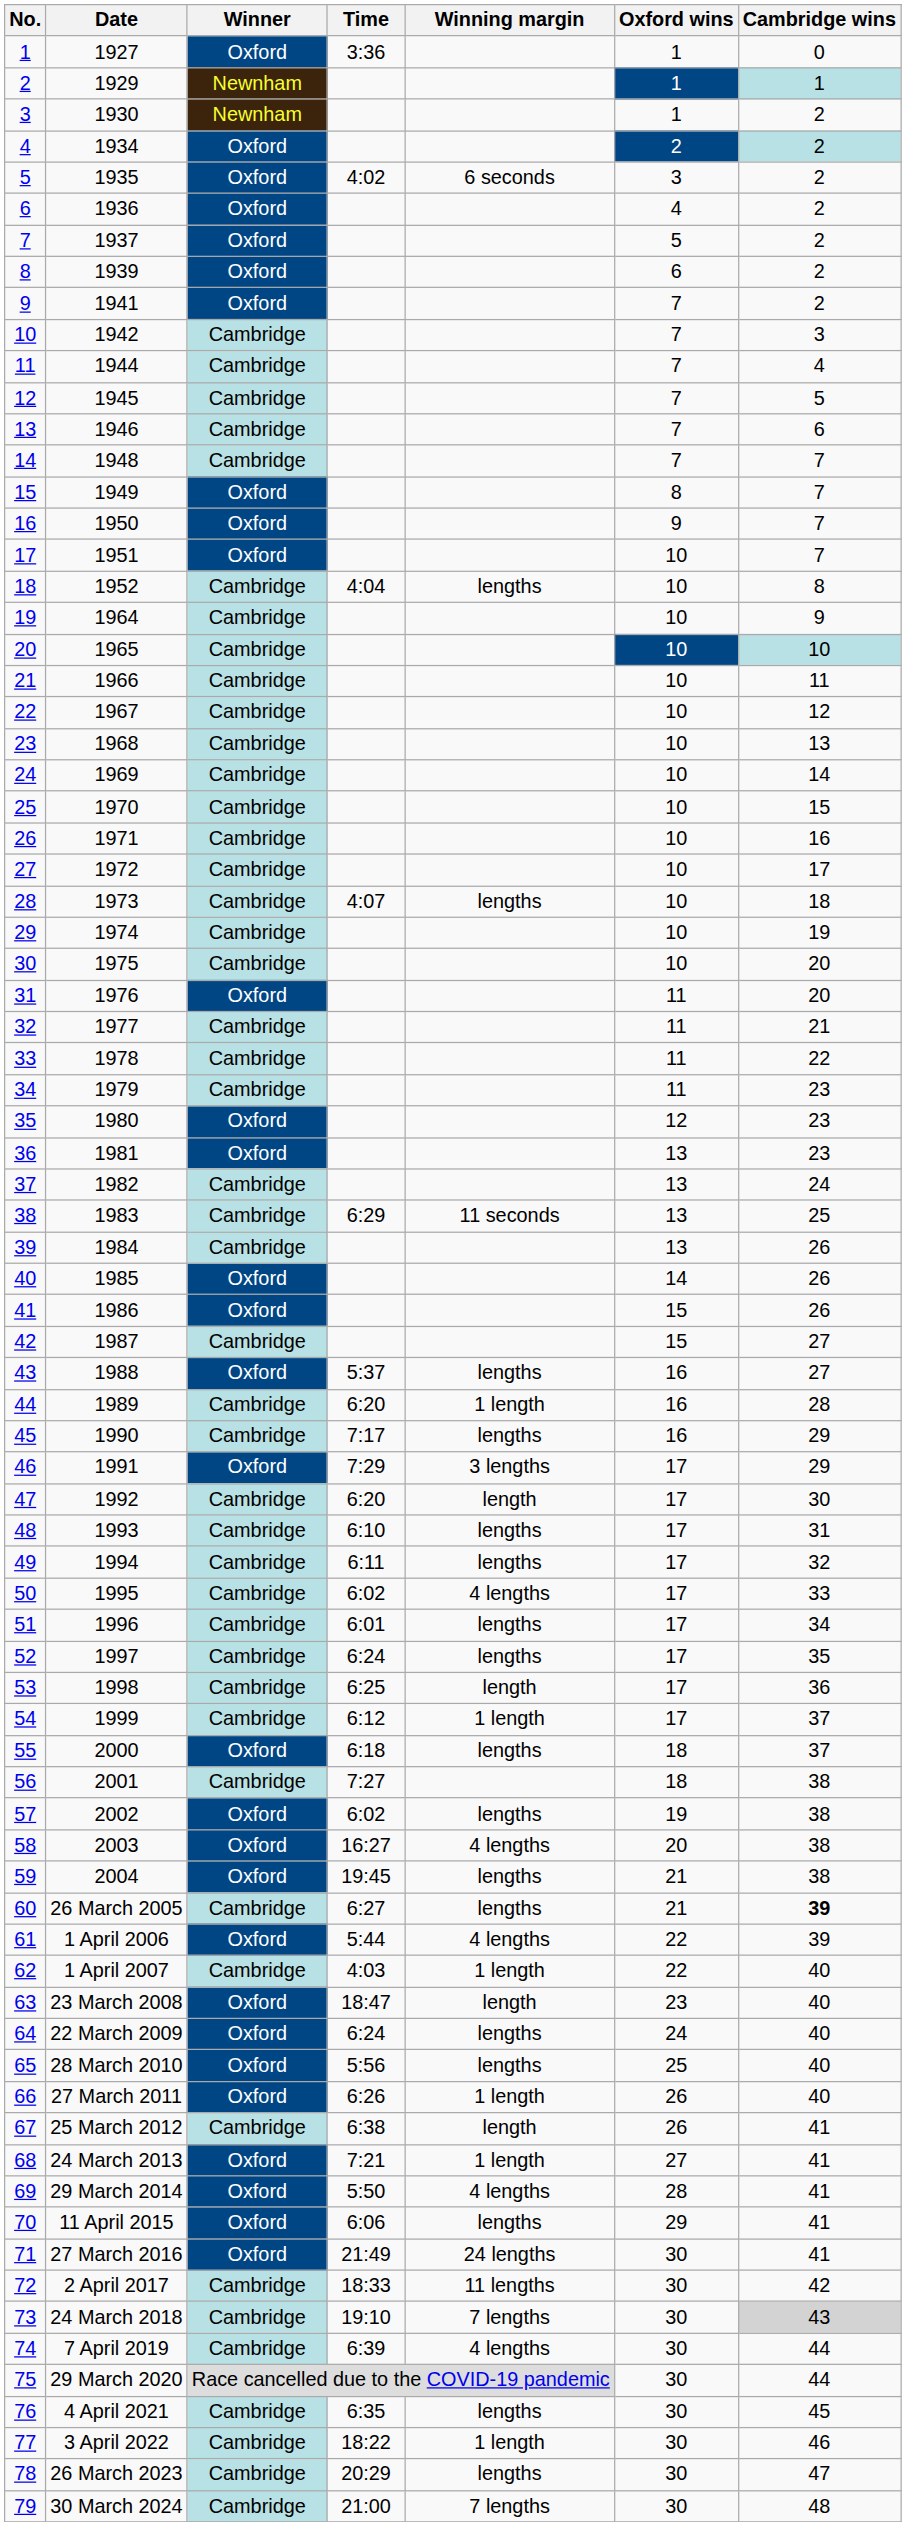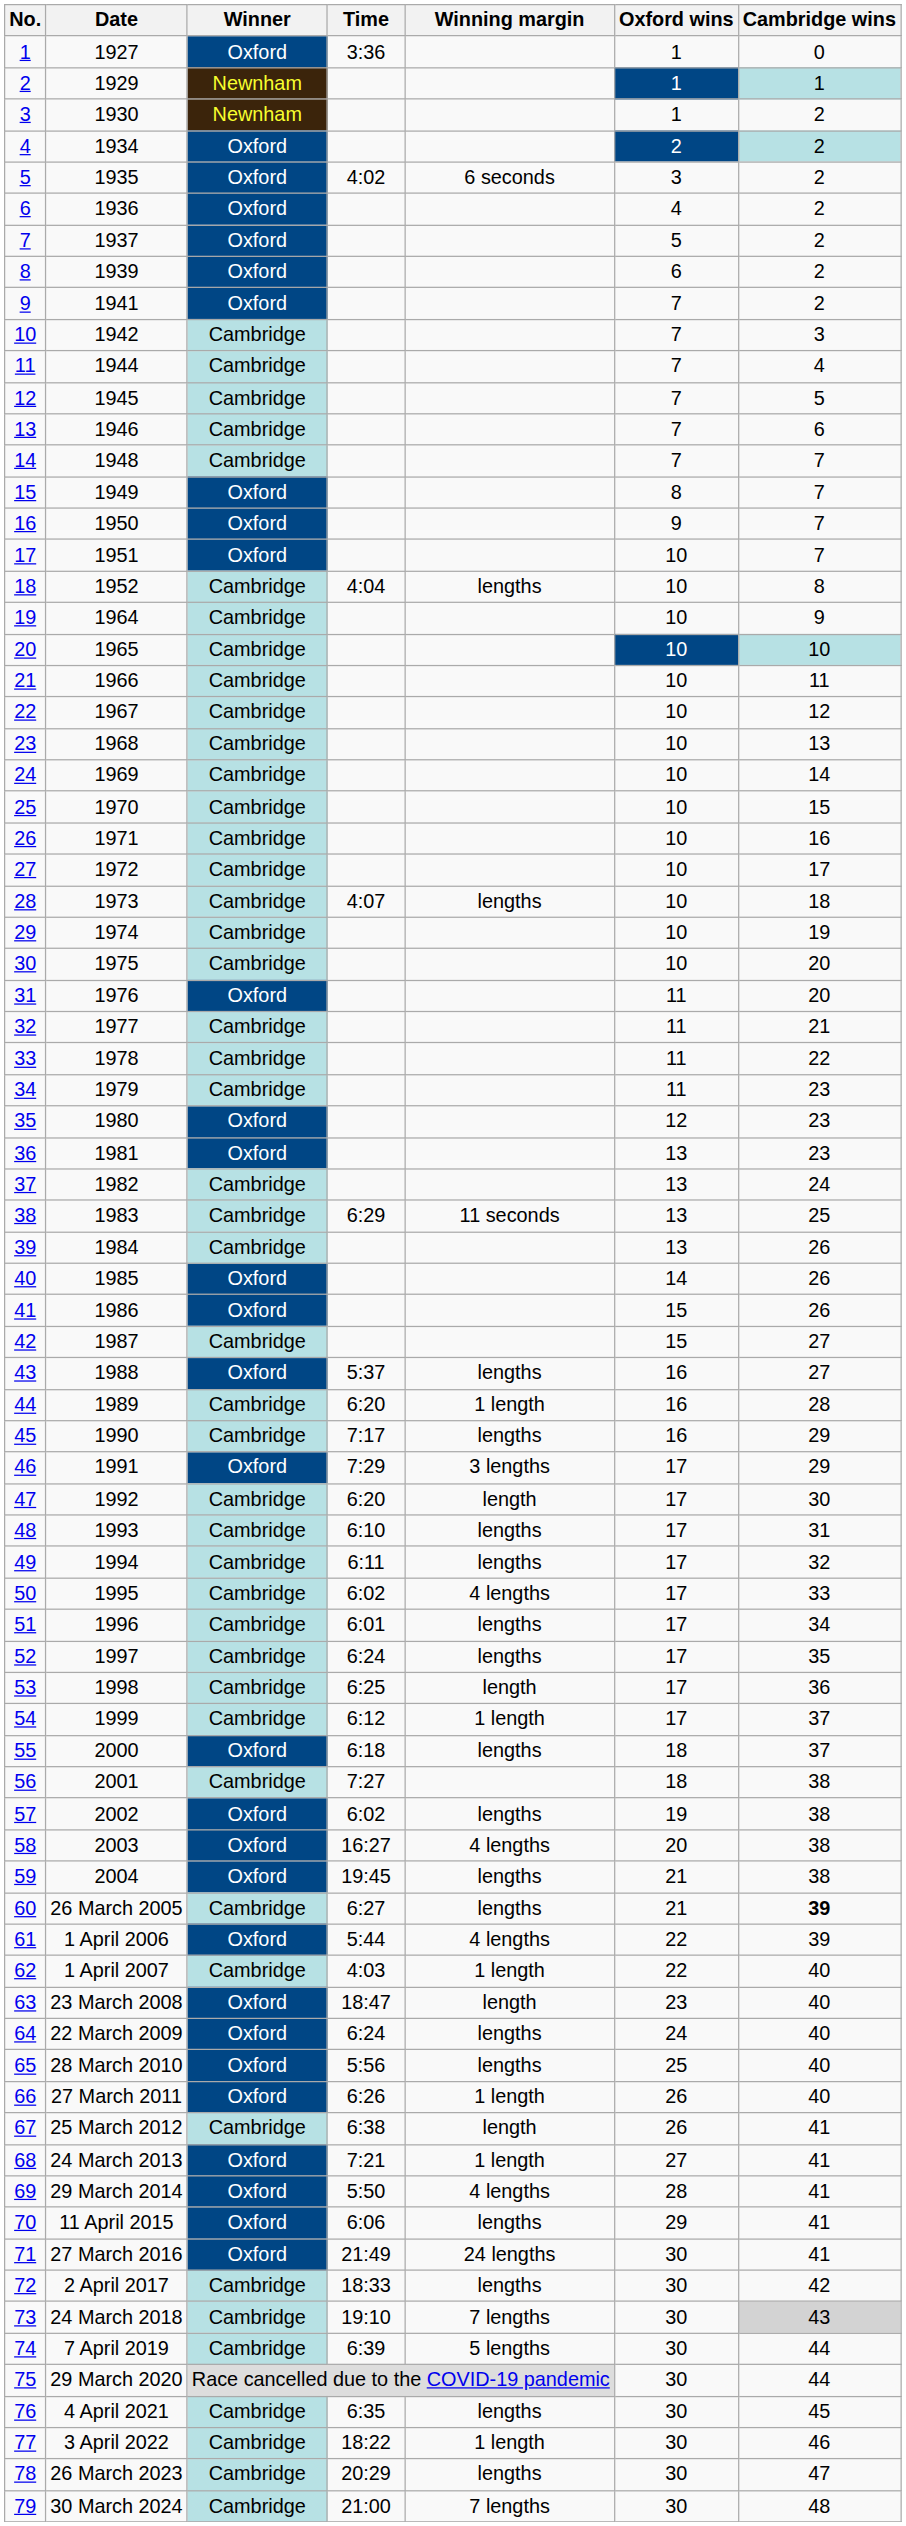(510, 2285) 11 lengths -> (510, 2285) lengths
(510, 2348) 4 lengths -> (510, 2348) 5 lengths
